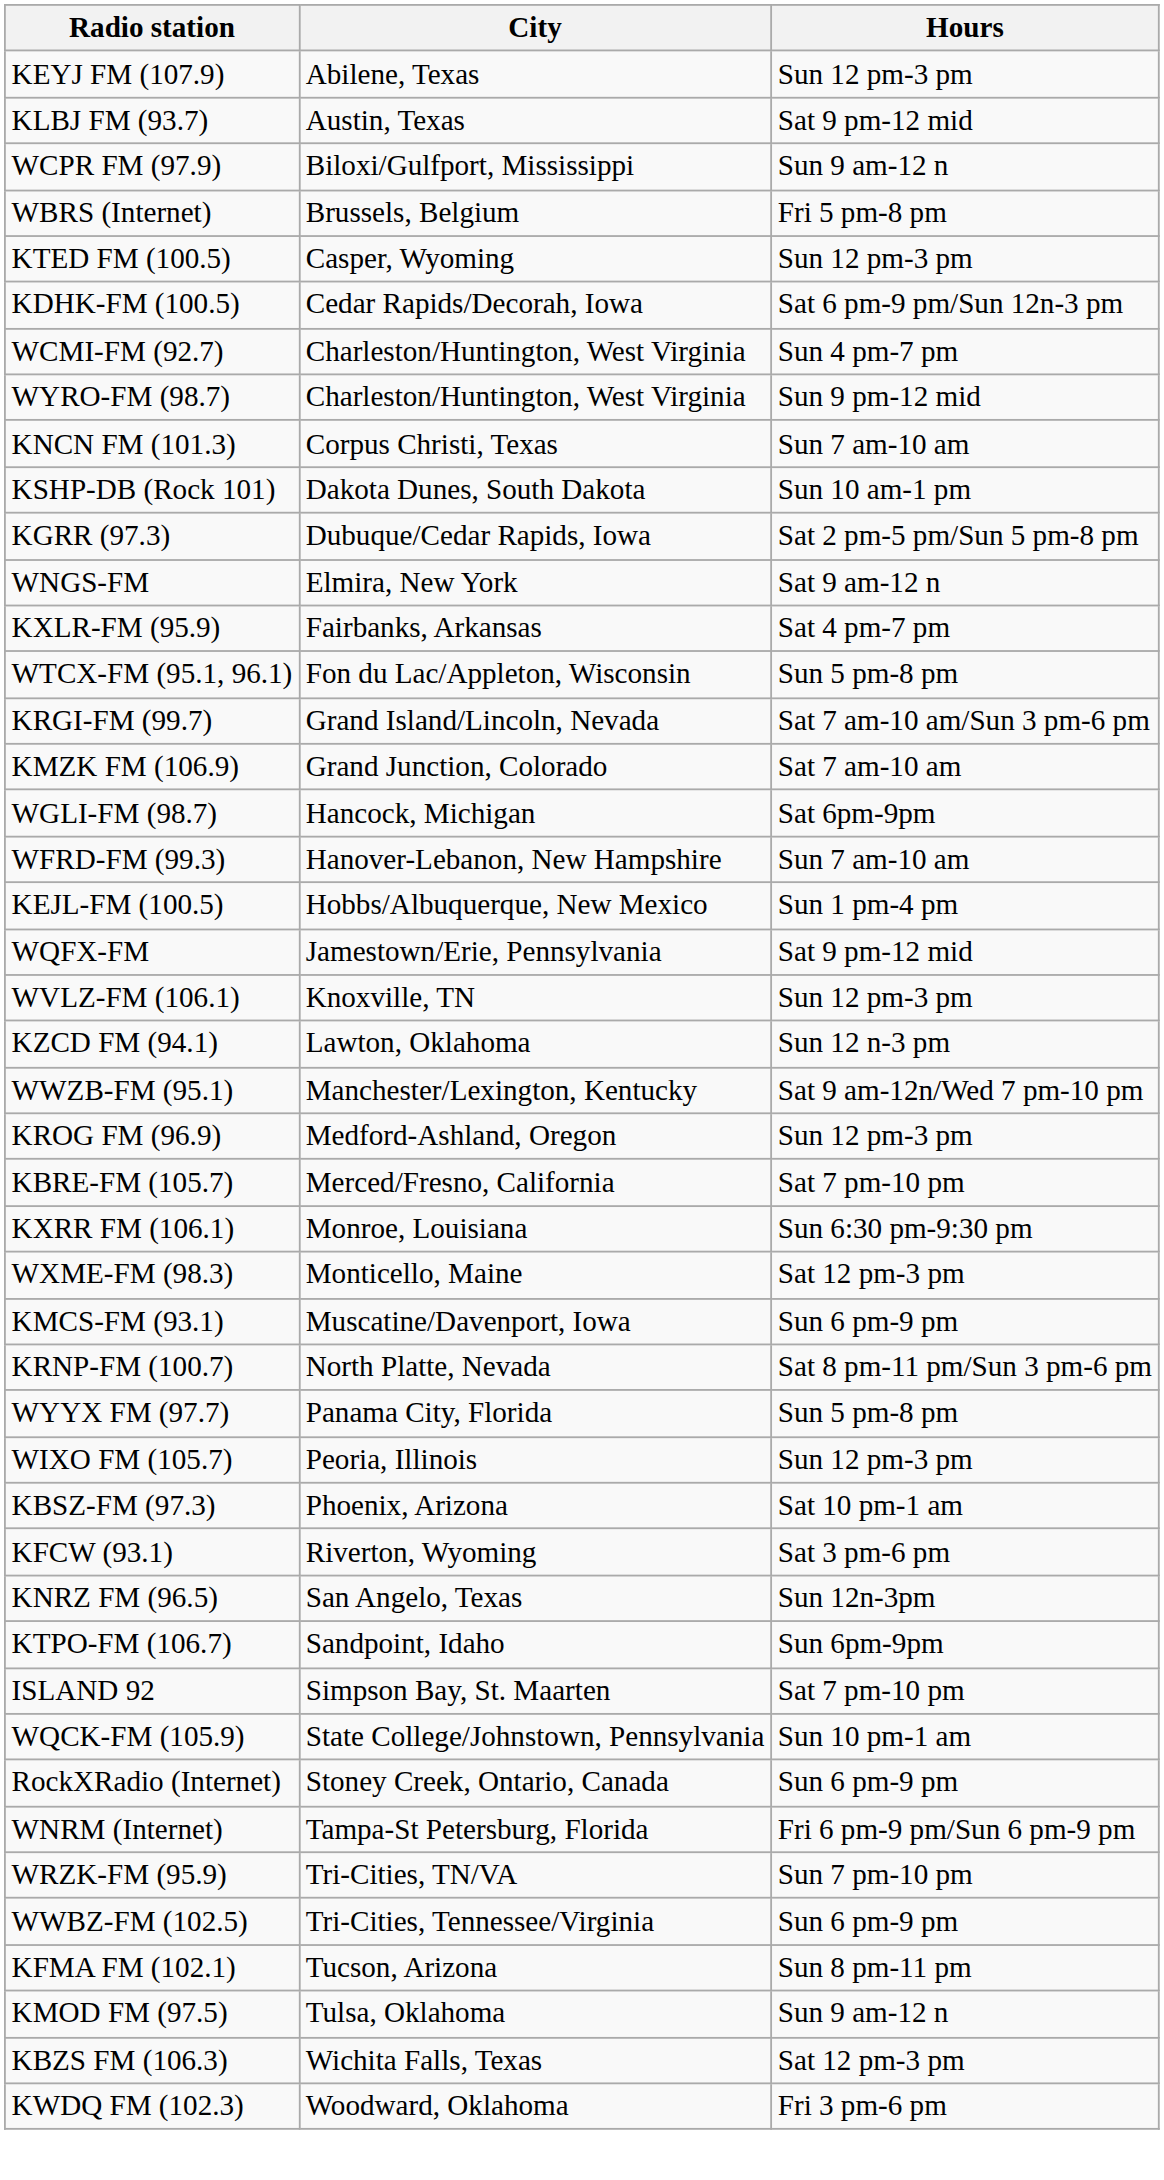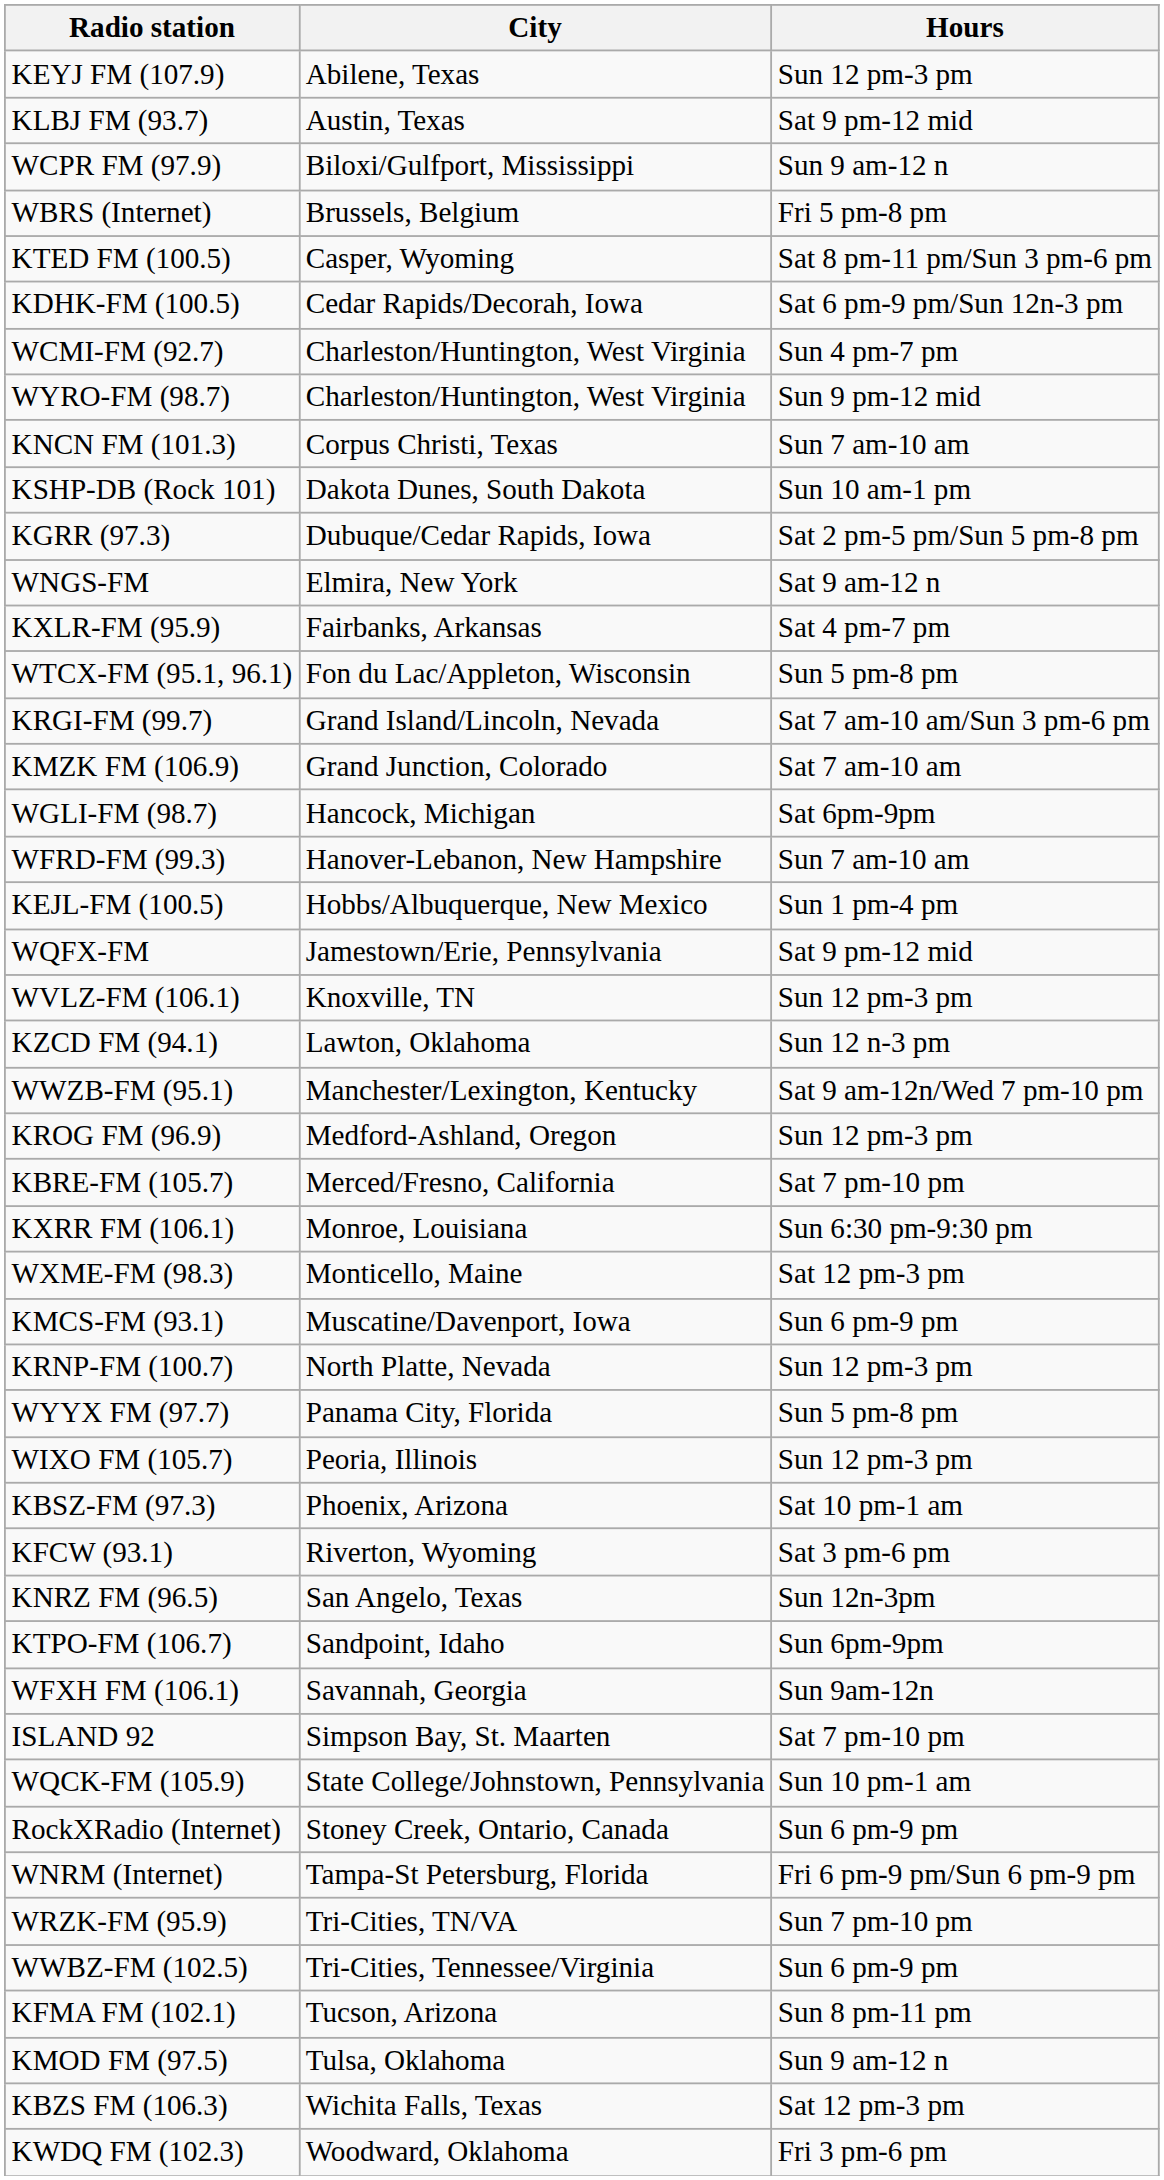(875, 258) Sun 12 pm-3 pm -> (965, 258) Sat 8 pm-11 pm/Sun 3 pm-6 pm
(965, 1366) Sat 8 pm-11 pm/Sun 3 pm-6 pm -> (875, 1366) Sun 12 pm-3 pm
+ row: (125, 1690)
